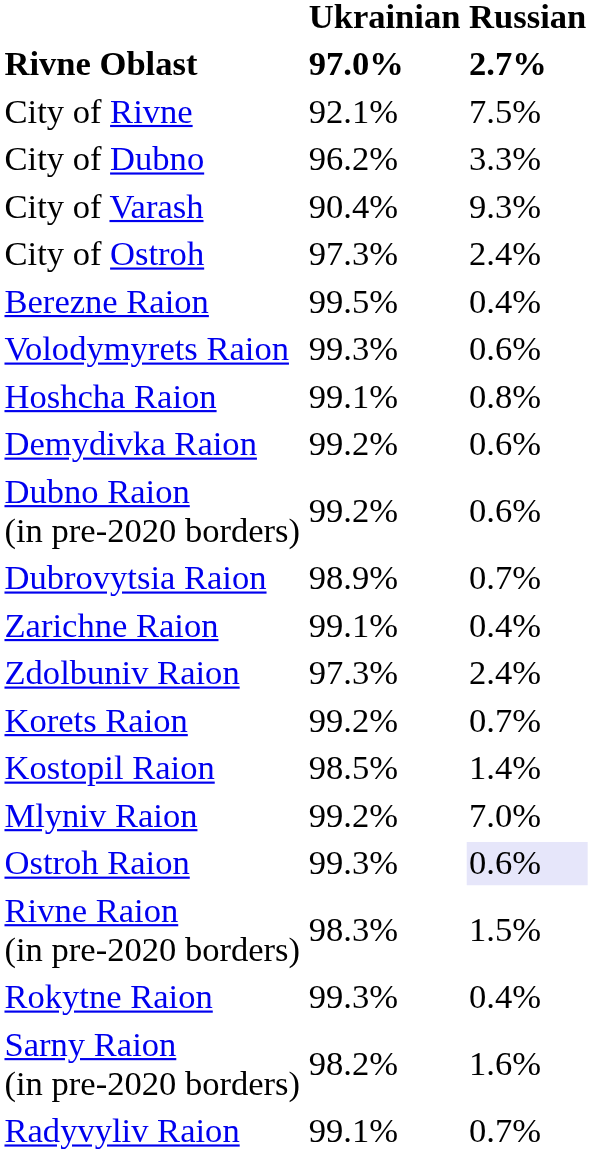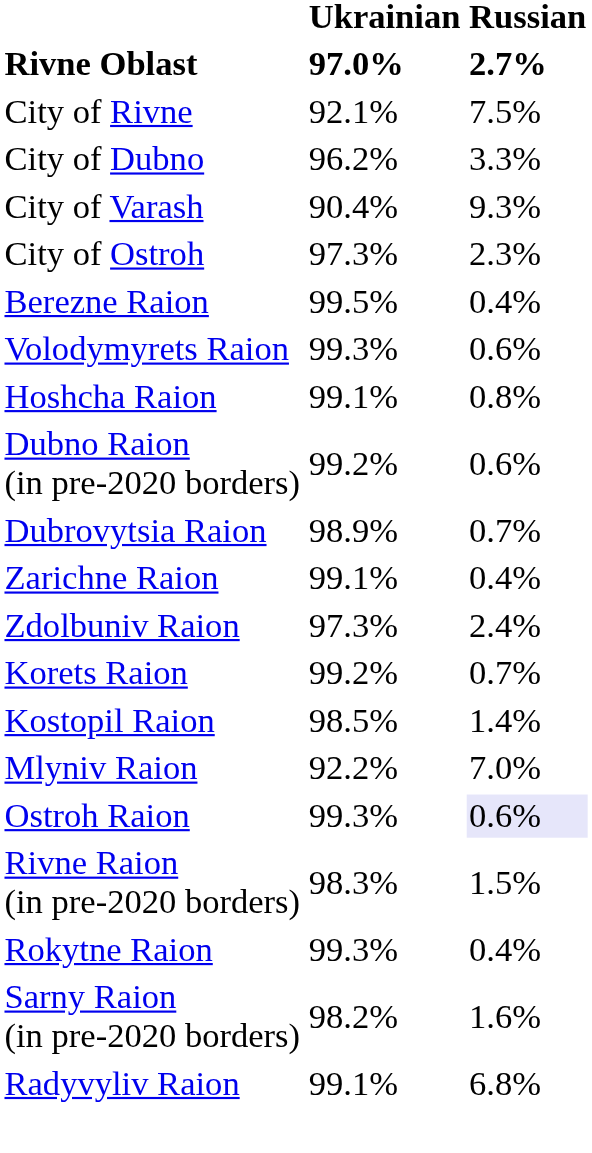(505, 253) 2.4% -> (505, 253) 2.3%
- row: (131, 444)
(353, 815) 99.2% -> (353, 768) 92.2%
(505, 1130) 0.7% -> (505, 1083) 6.8%
